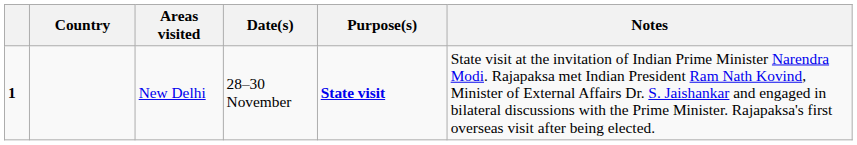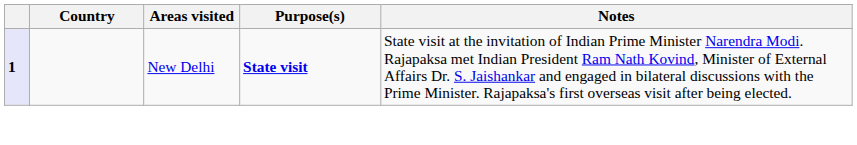- column: (270, 25)
(12, 92) no background -> (12, 66) lavender background
